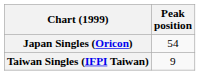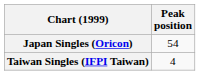(173, 61) 9 -> (173, 61) 4
